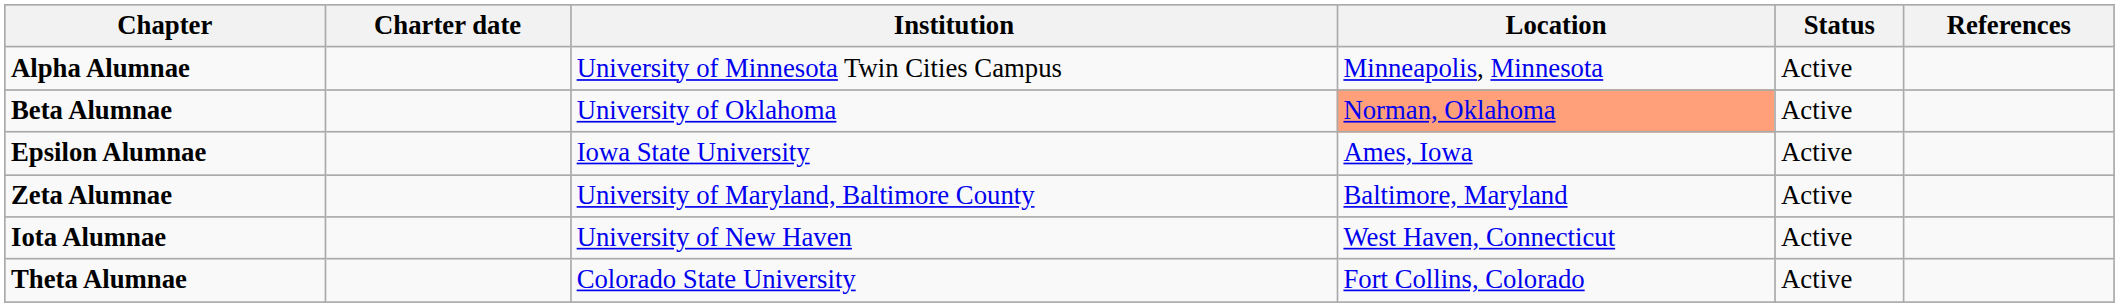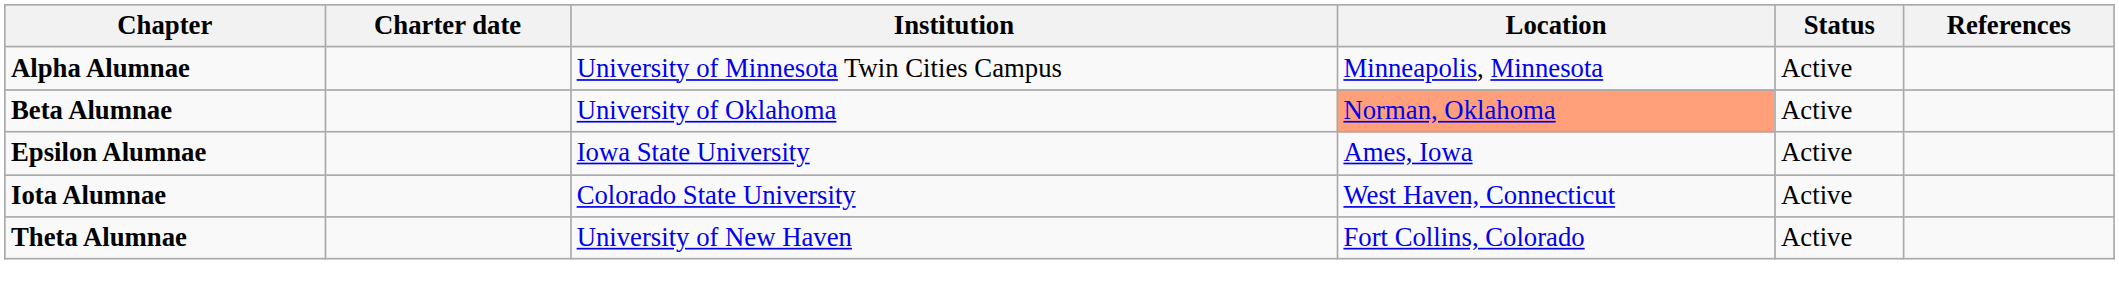- row: (92, 195)
(714, 237) University of New Haven -> (716, 195) Colorado State University
(716, 279) Colorado State University -> (714, 237) University of New Haven
